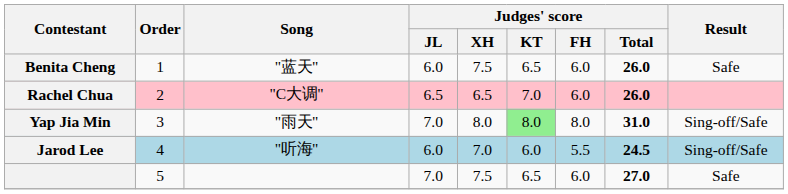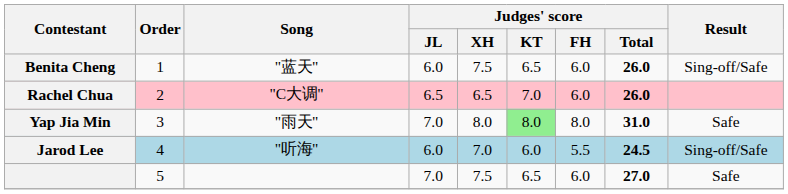(726, 67) Safe -> (726, 67) Sing-off/Safe
(726, 122) Sing-off/Safe -> (726, 122) Safe
